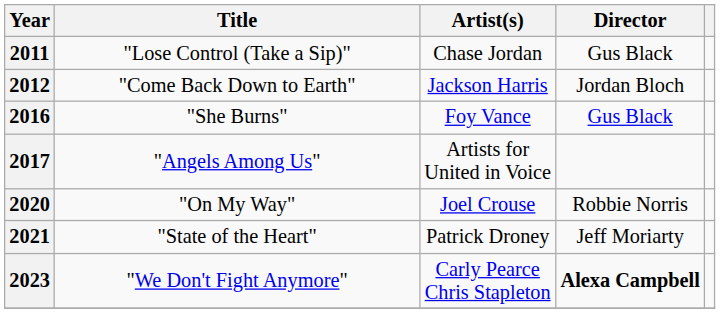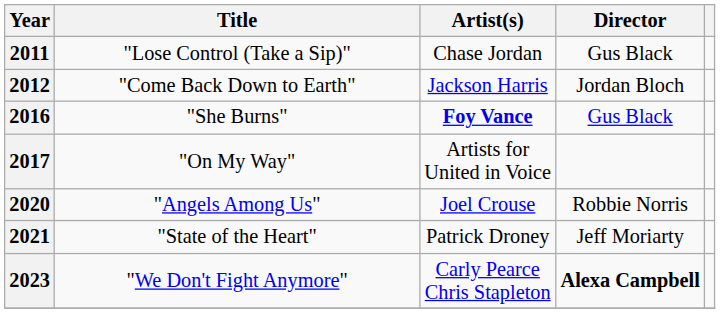(488, 117) normal -> (488, 117) bold
(237, 160) "Angels Among Us" -> (237, 160) "On My Way"
(237, 204) "On My Way" -> (237, 204) "Angels Among Us"
